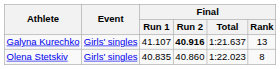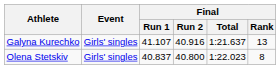(190, 42) bold -> (190, 42) normal
(156, 57) 40.835 -> (156, 57) 40.837
(190, 57) 40.860 -> (190, 57) 40.800
